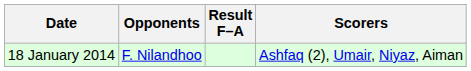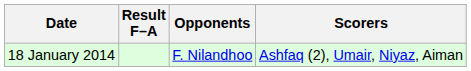columns swapped: (162, 24) <-> (230, 24)
